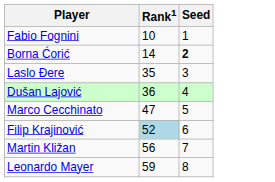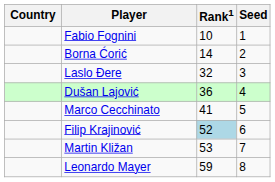+ column: (33, 15)
(185, 54) bold -> (243, 54) normal
(149, 73) 35 -> (206, 73) 32
(149, 110) 47 -> (206, 110) 41
(149, 148) 56 -> (206, 148) 53
